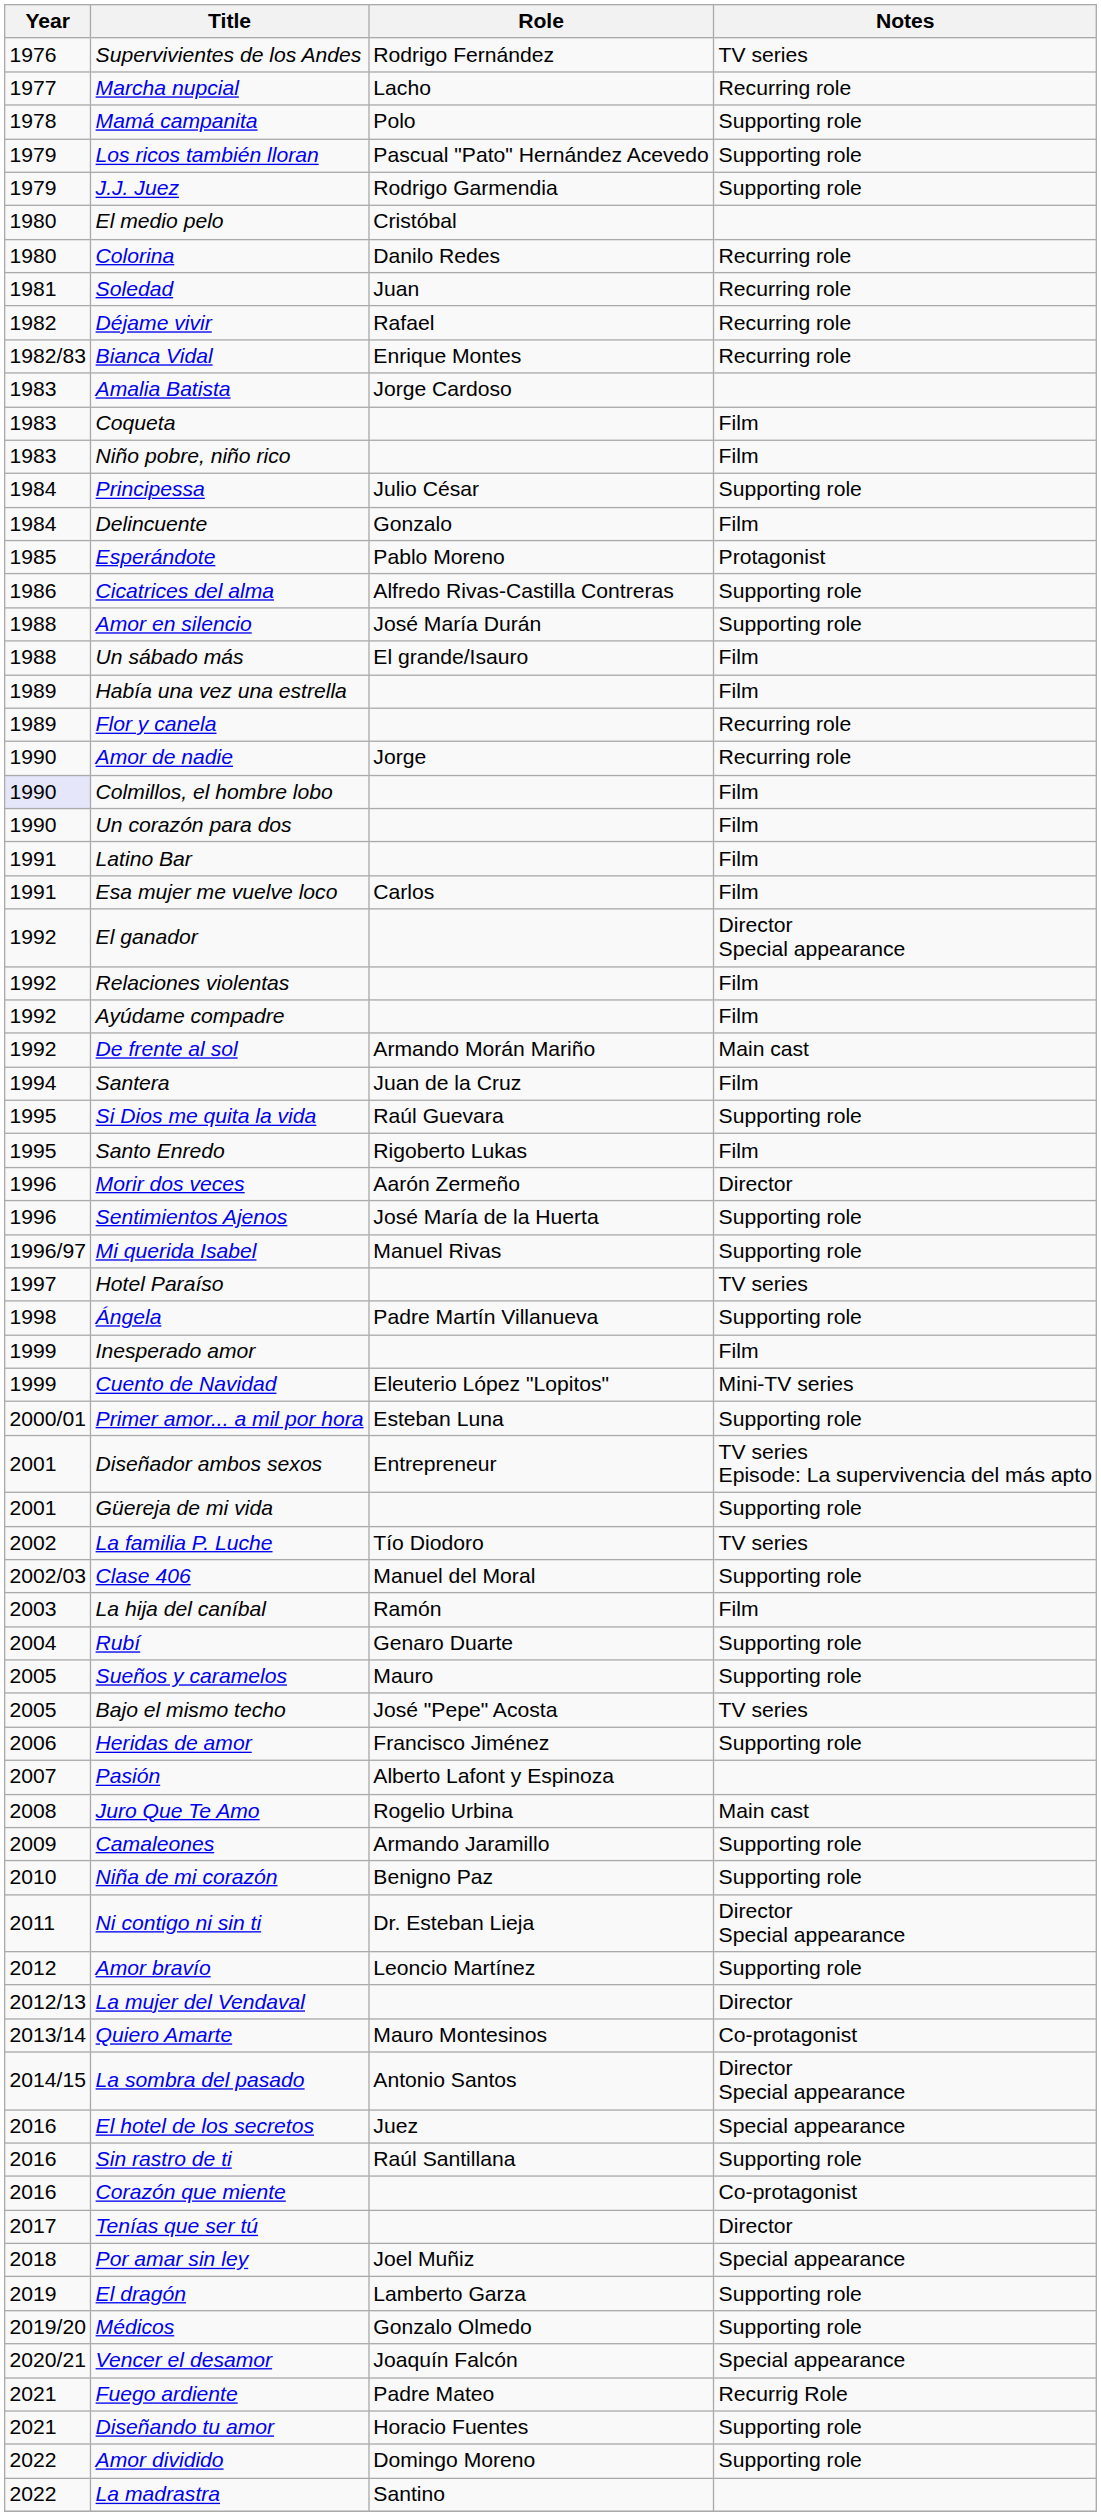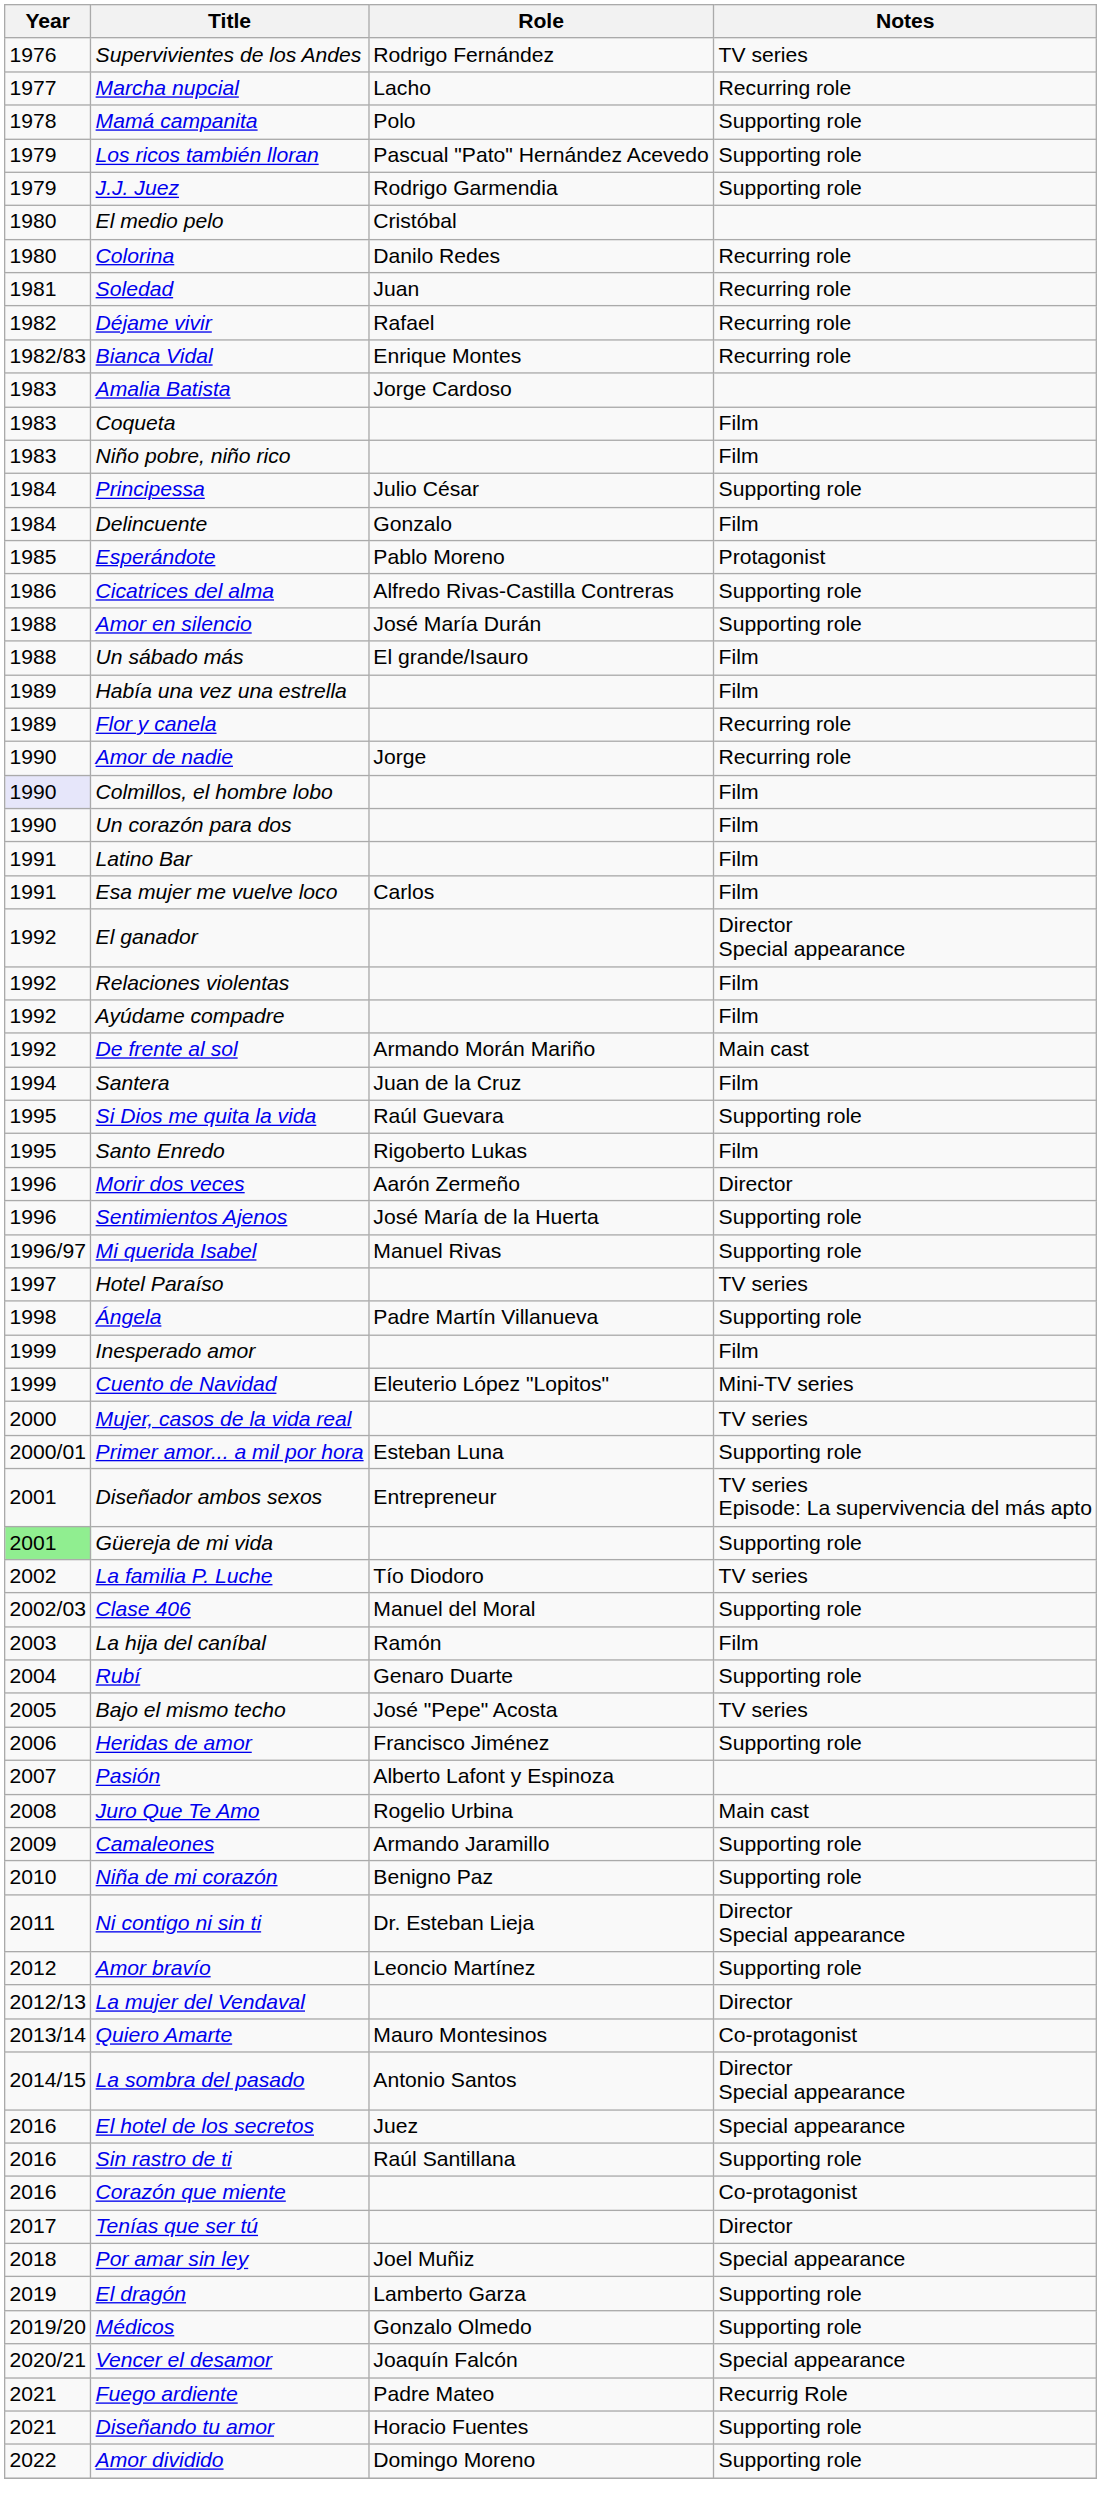+ row: (224, 1418)
(33, 1509) no background -> (33, 1542) lightgreen background
- row: (191, 1676)
- row: (158, 2494)
